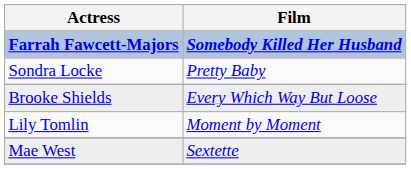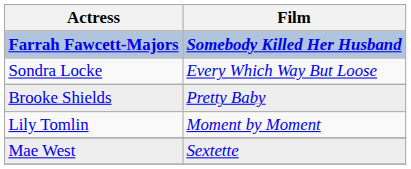(226, 71) Pretty Baby -> (282, 71) Every Which Way But Loose
(282, 97) Every Which Way But Loose -> (226, 97) Pretty Baby
